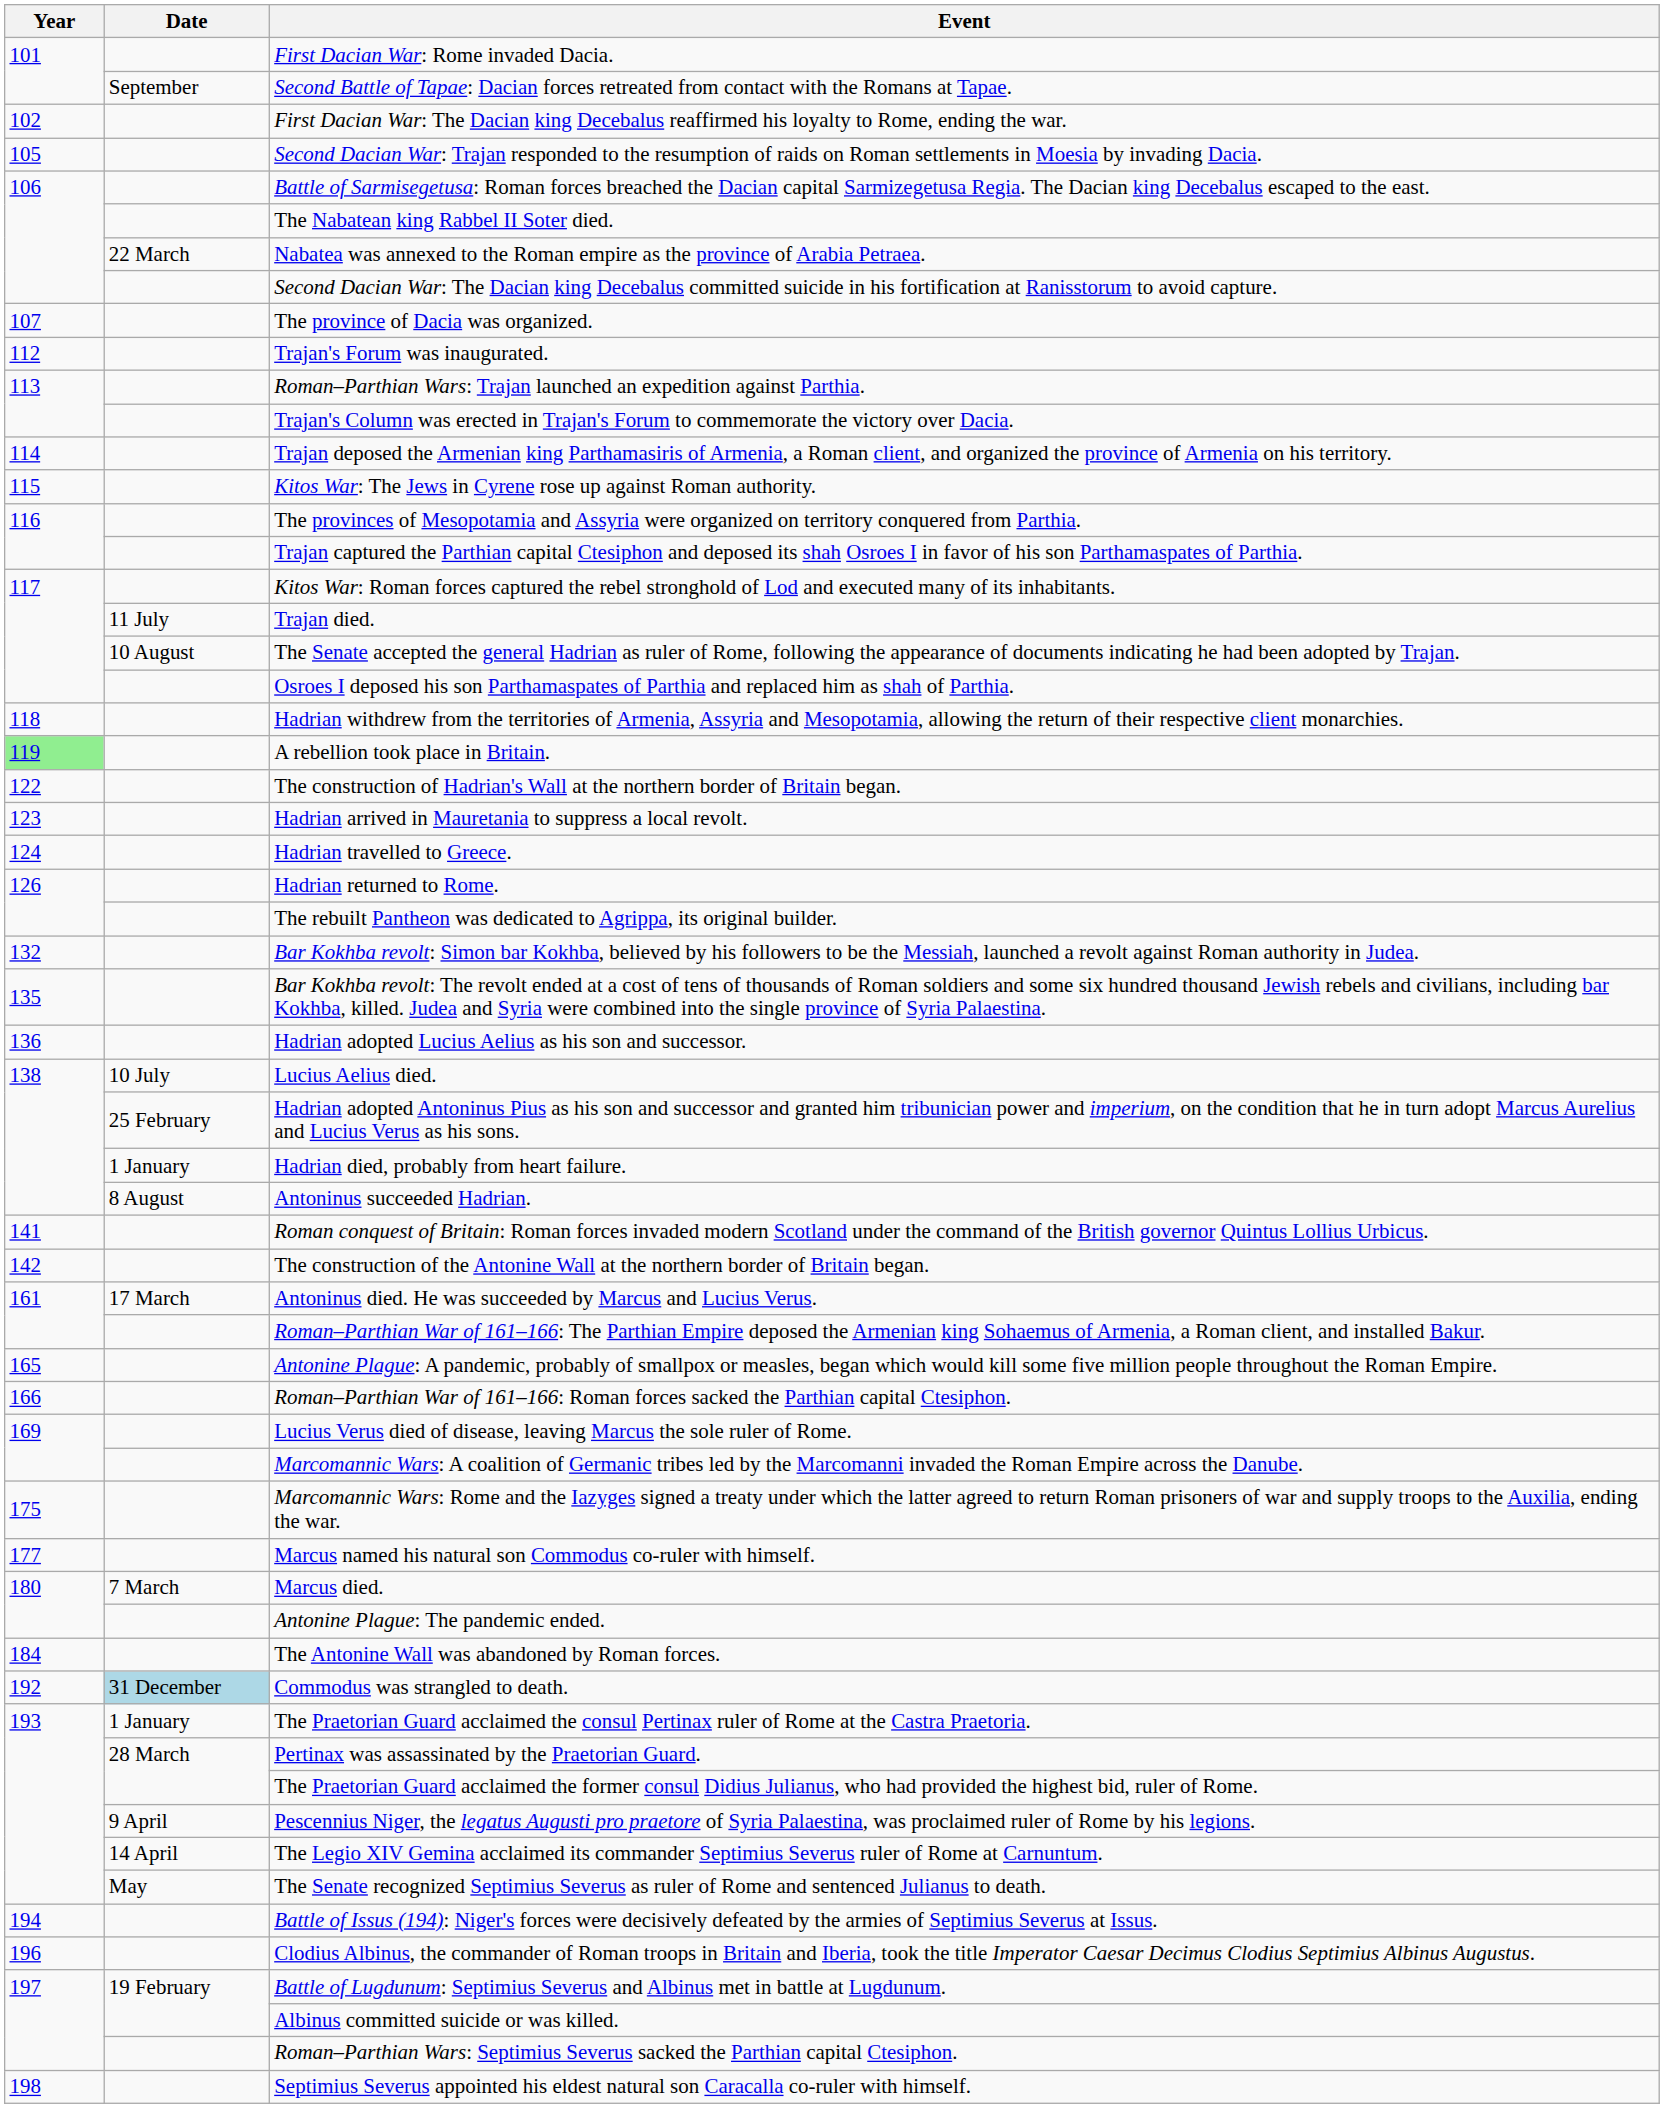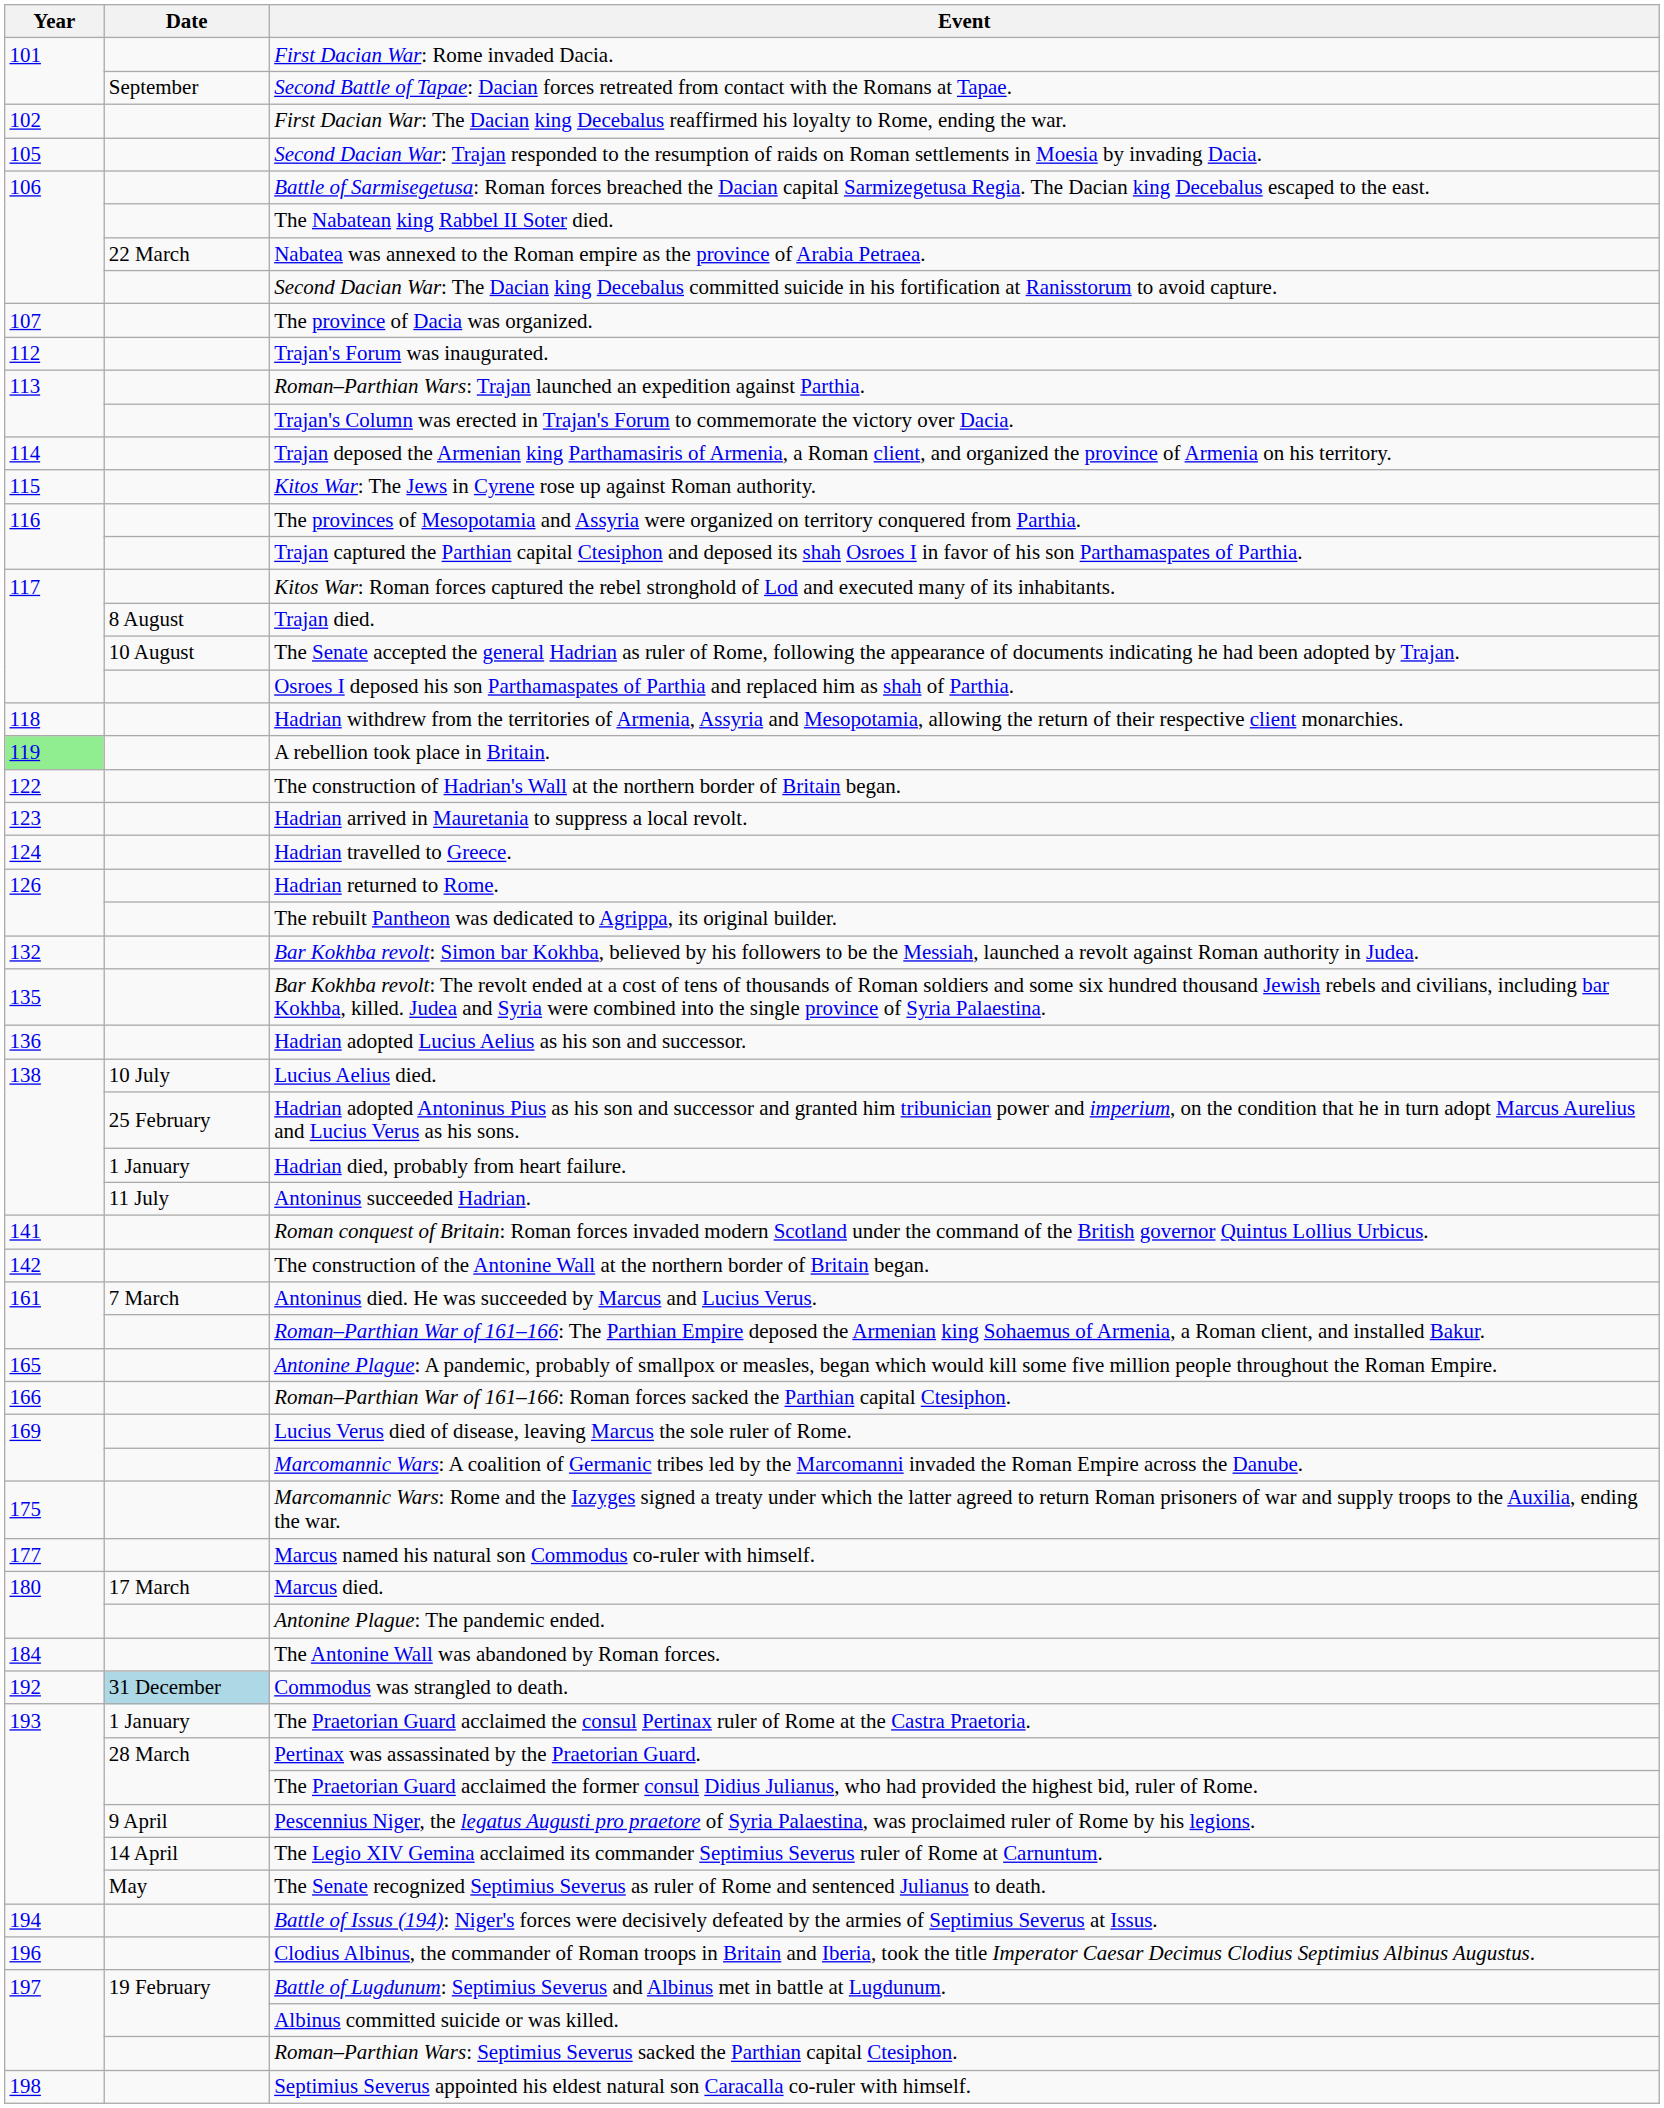(139, 619) 11 July -> (146, 619) 8 August
(146, 1198) 8 August -> (139, 1198) 11 July
(149, 1298) 17 March -> (144, 1298) 7 March
(144, 1587) 7 March -> (149, 1587) 17 March
